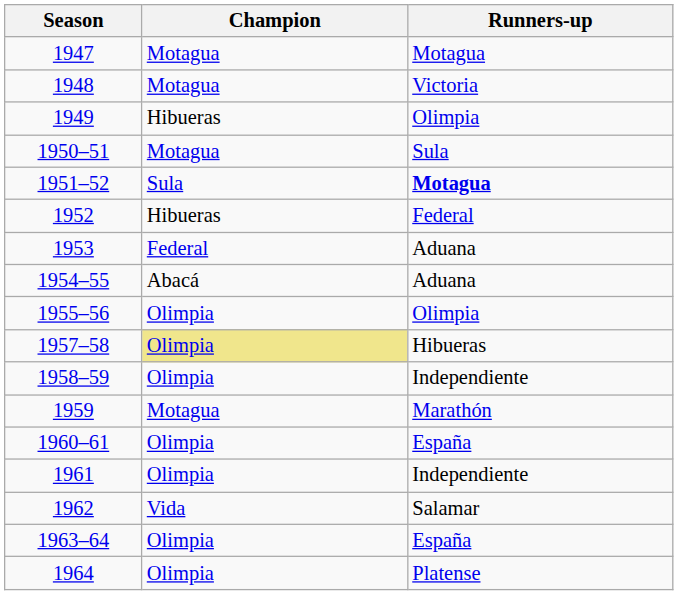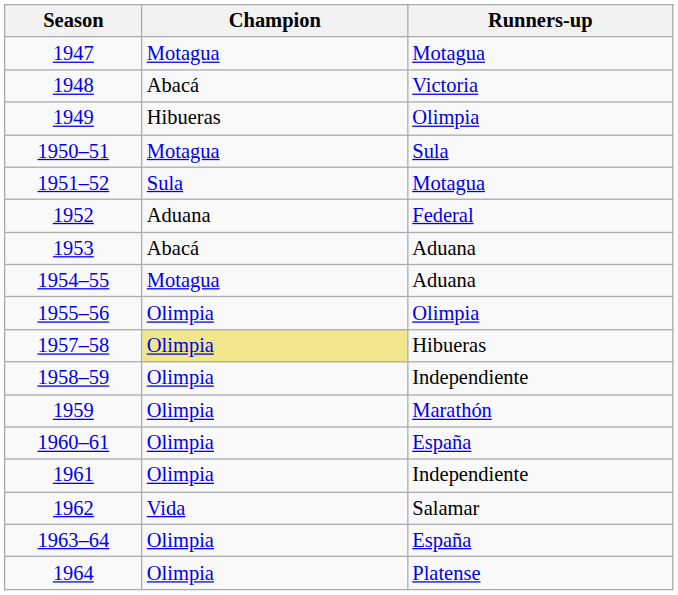(183, 85) Motagua -> (173, 85) Abacá
(451, 183) bold -> (449, 183) normal
(184, 215) Hibueras -> (179, 215) Aduana
(178, 248) Federal -> (173, 248) Abacá
(173, 280) Abacá -> (183, 280) Motagua
(183, 410) Motagua -> (180, 410) Olimpia
